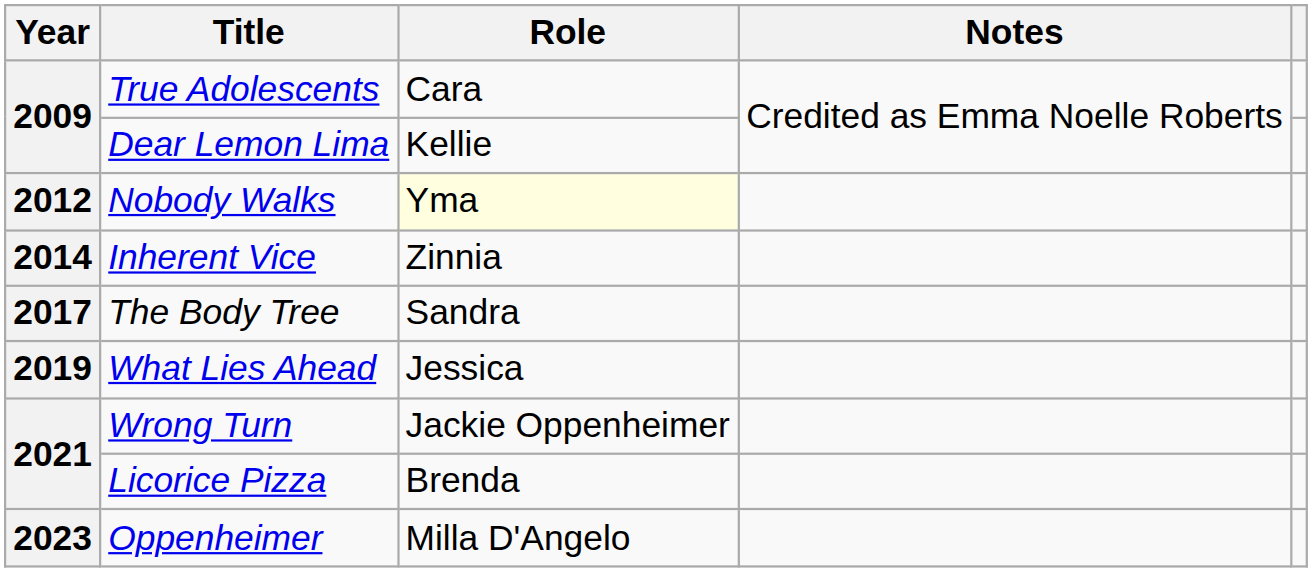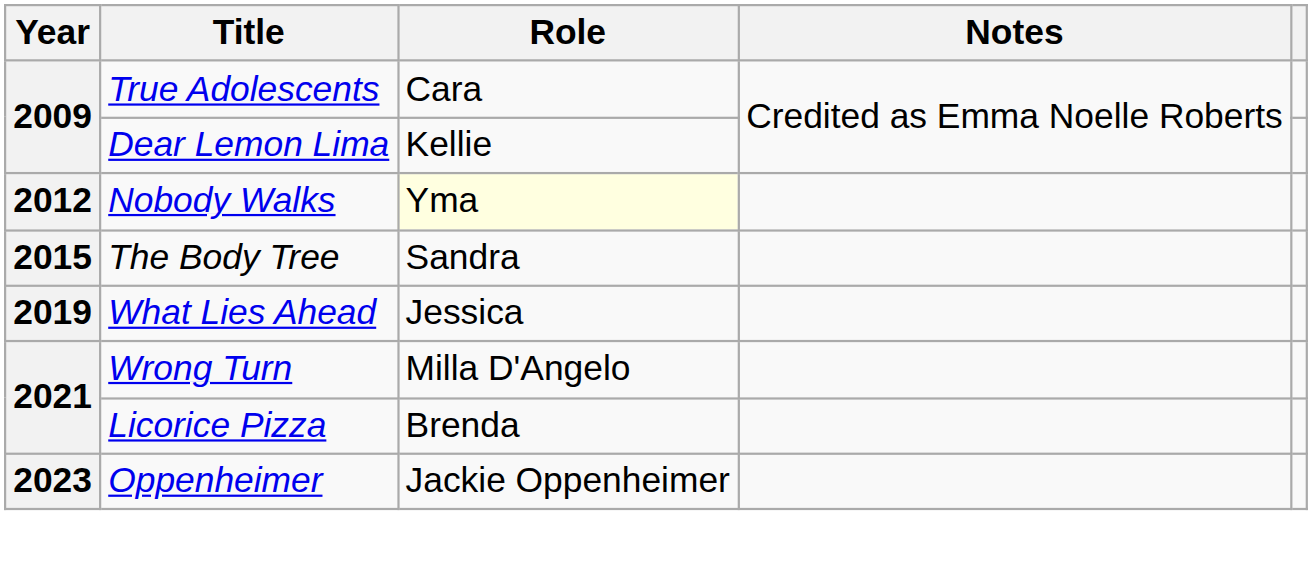- row: (212, 256)
(53, 312) 2017 -> (53, 256) 2015
(568, 425) Jackie Oppenheimer -> (518, 369) Milla D'Angelo
(518, 537) Milla D'Angelo -> (568, 481) Jackie Oppenheimer
